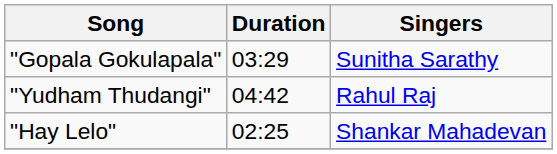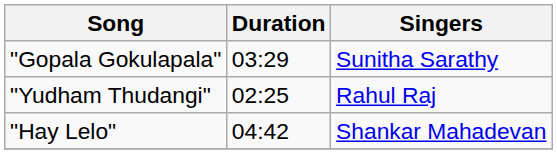(260, 95) 04:42 -> (260, 95) 02:25
(260, 131) 02:25 -> (260, 131) 04:42
